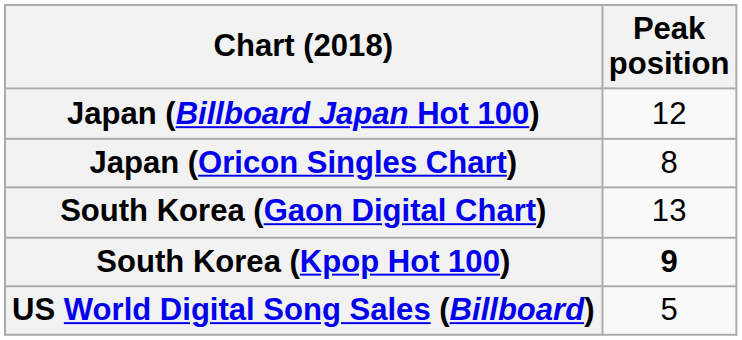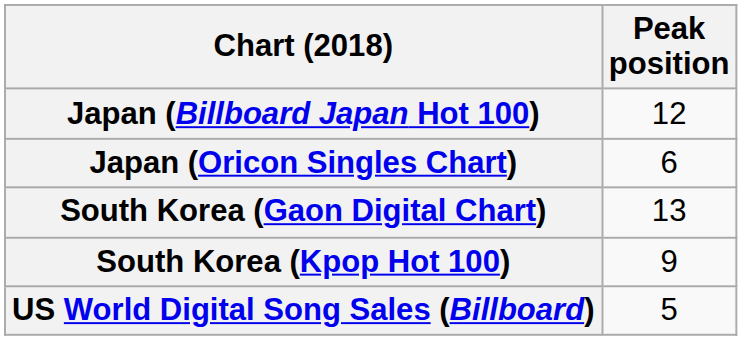(669, 162) 8 -> (669, 162) 6
(669, 260) bold -> (669, 260) normal
